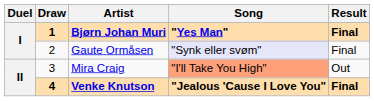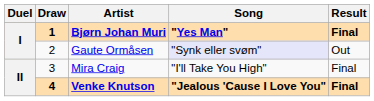(344, 50) Final -> (341, 50) Out
(219, 68) lightsalmon background -> (219, 68) no background
(341, 68) Out -> (344, 68) Final
